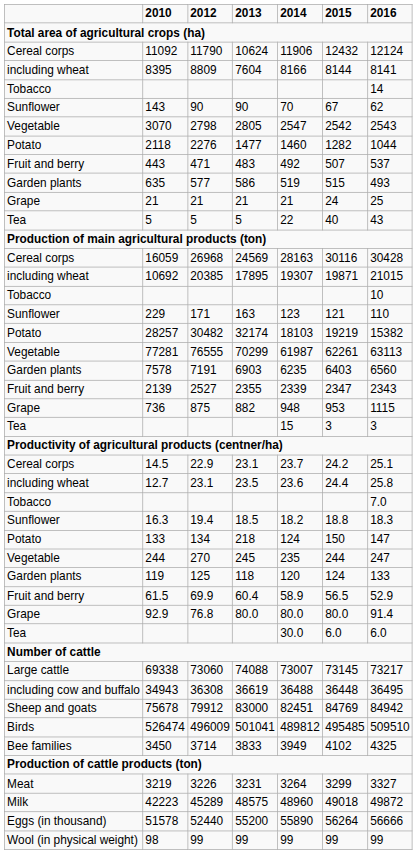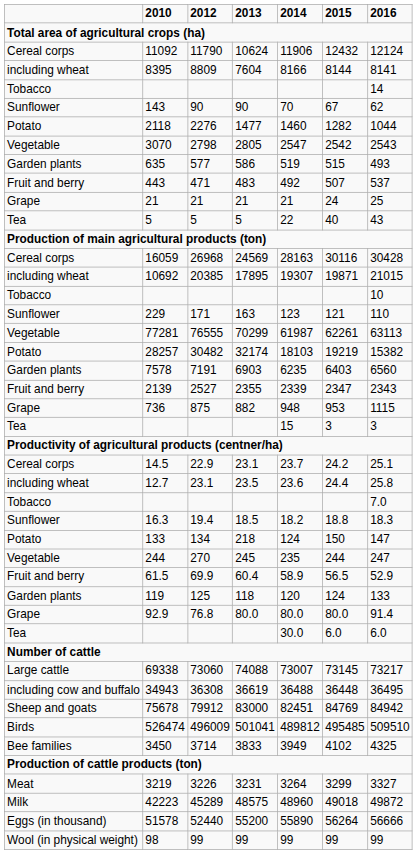rows swapped: (24, 145) <-> (33, 126)
rows swapped: (44, 182) <-> (46, 164)
rows swapped: (24, 333) <-> (33, 351)
rows swapped: (44, 577) <-> (46, 595)
